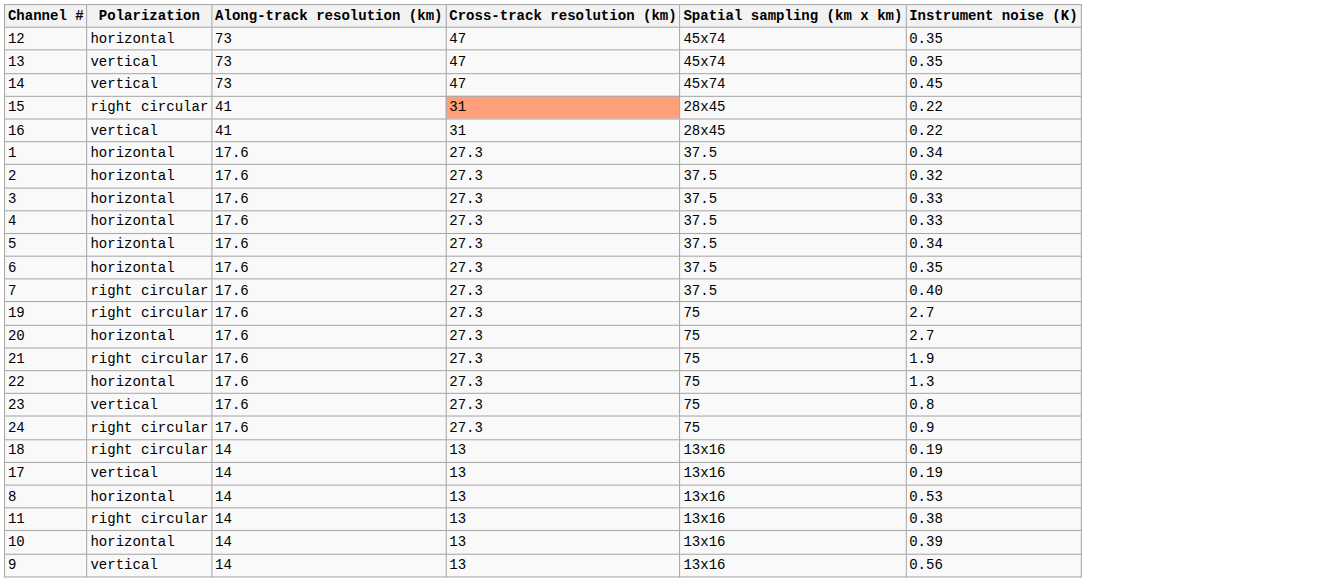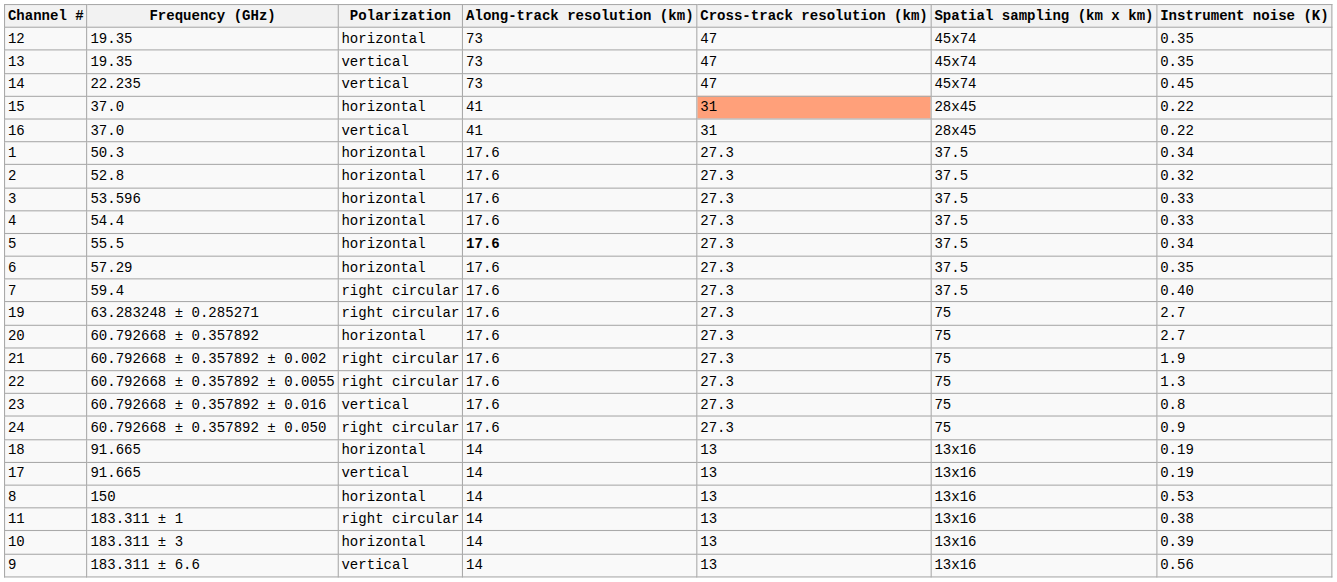+ column: (213, 16)
(149, 108) right circular -> (384, 108) horizontal
(232, 245) normal -> (483, 245) bold
(133, 382) horizontal -> (400, 382) right circular
(149, 451) right circular -> (384, 451) horizontal
